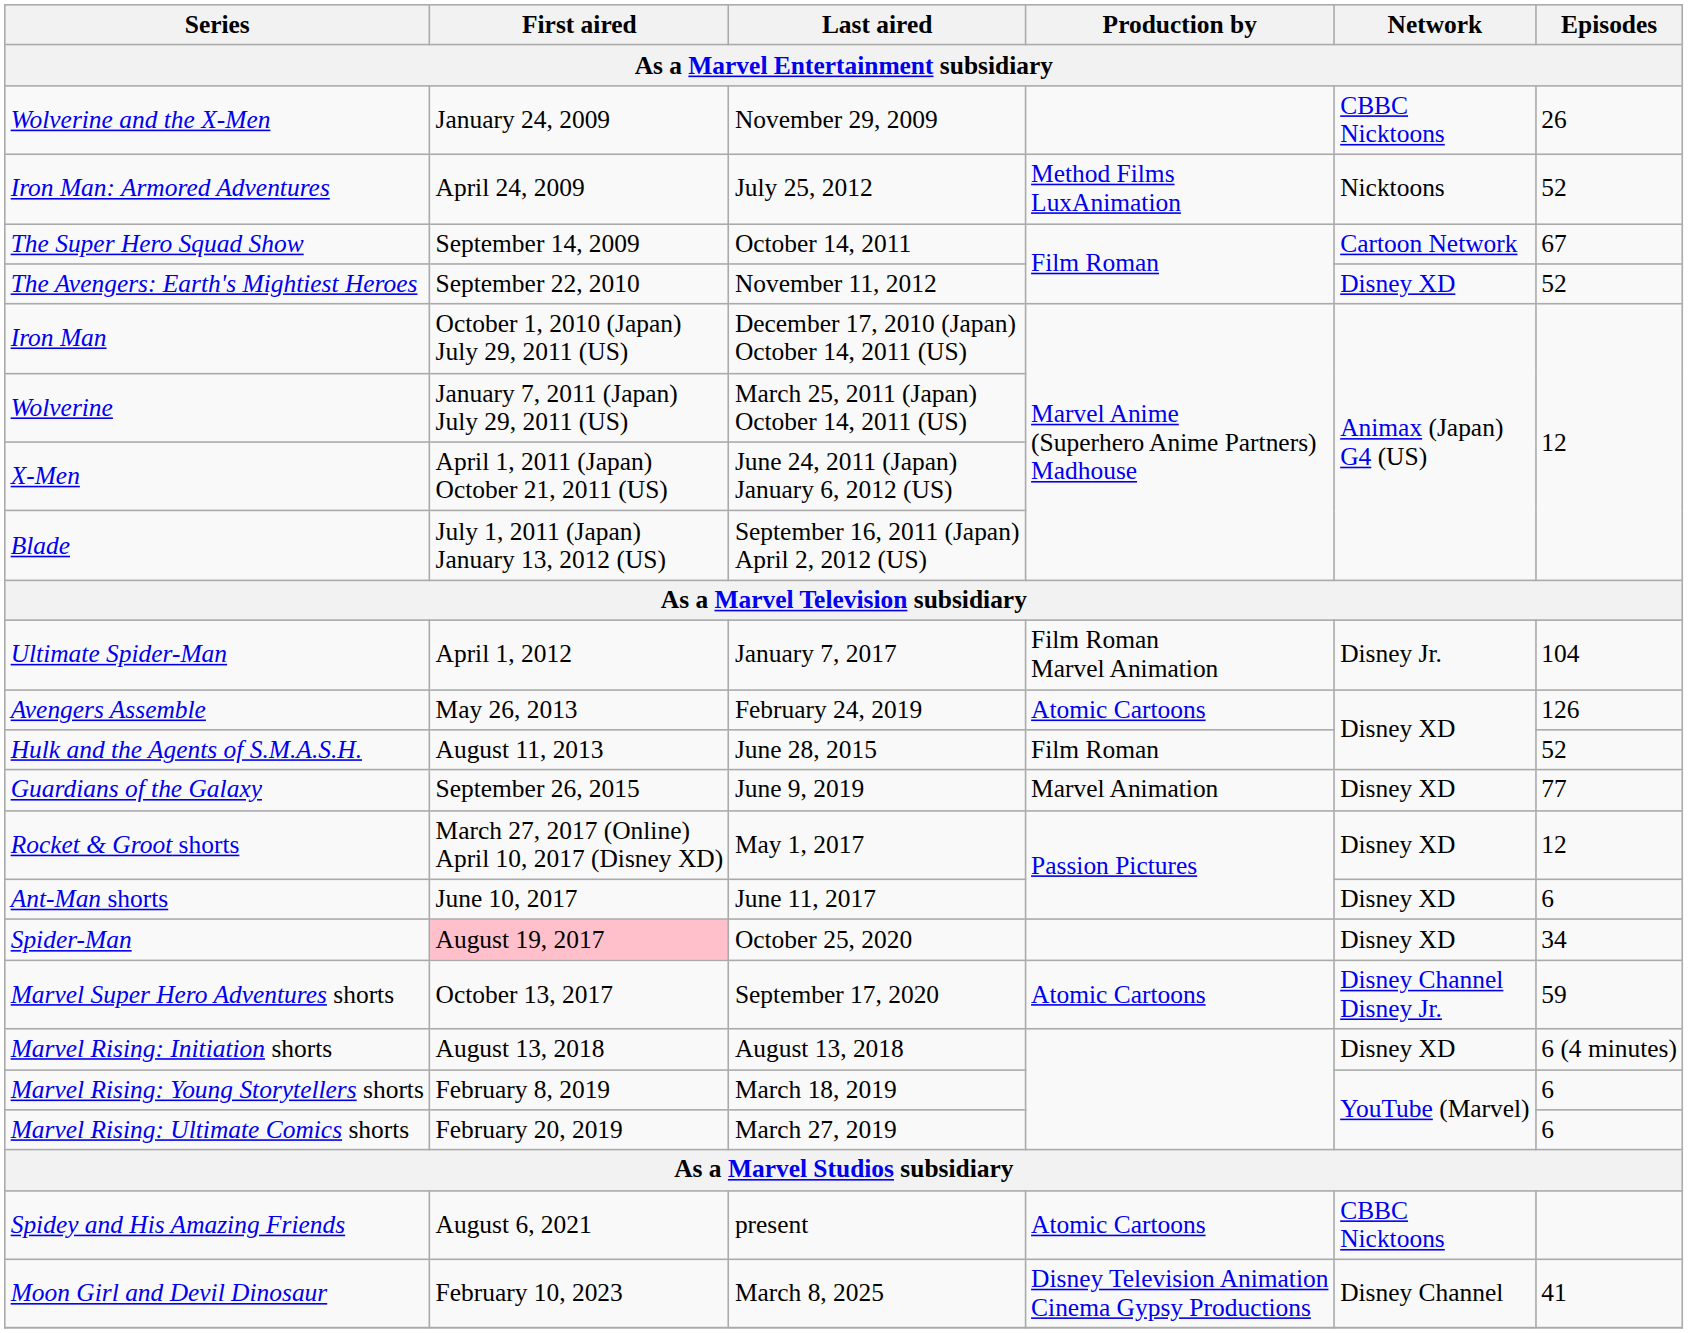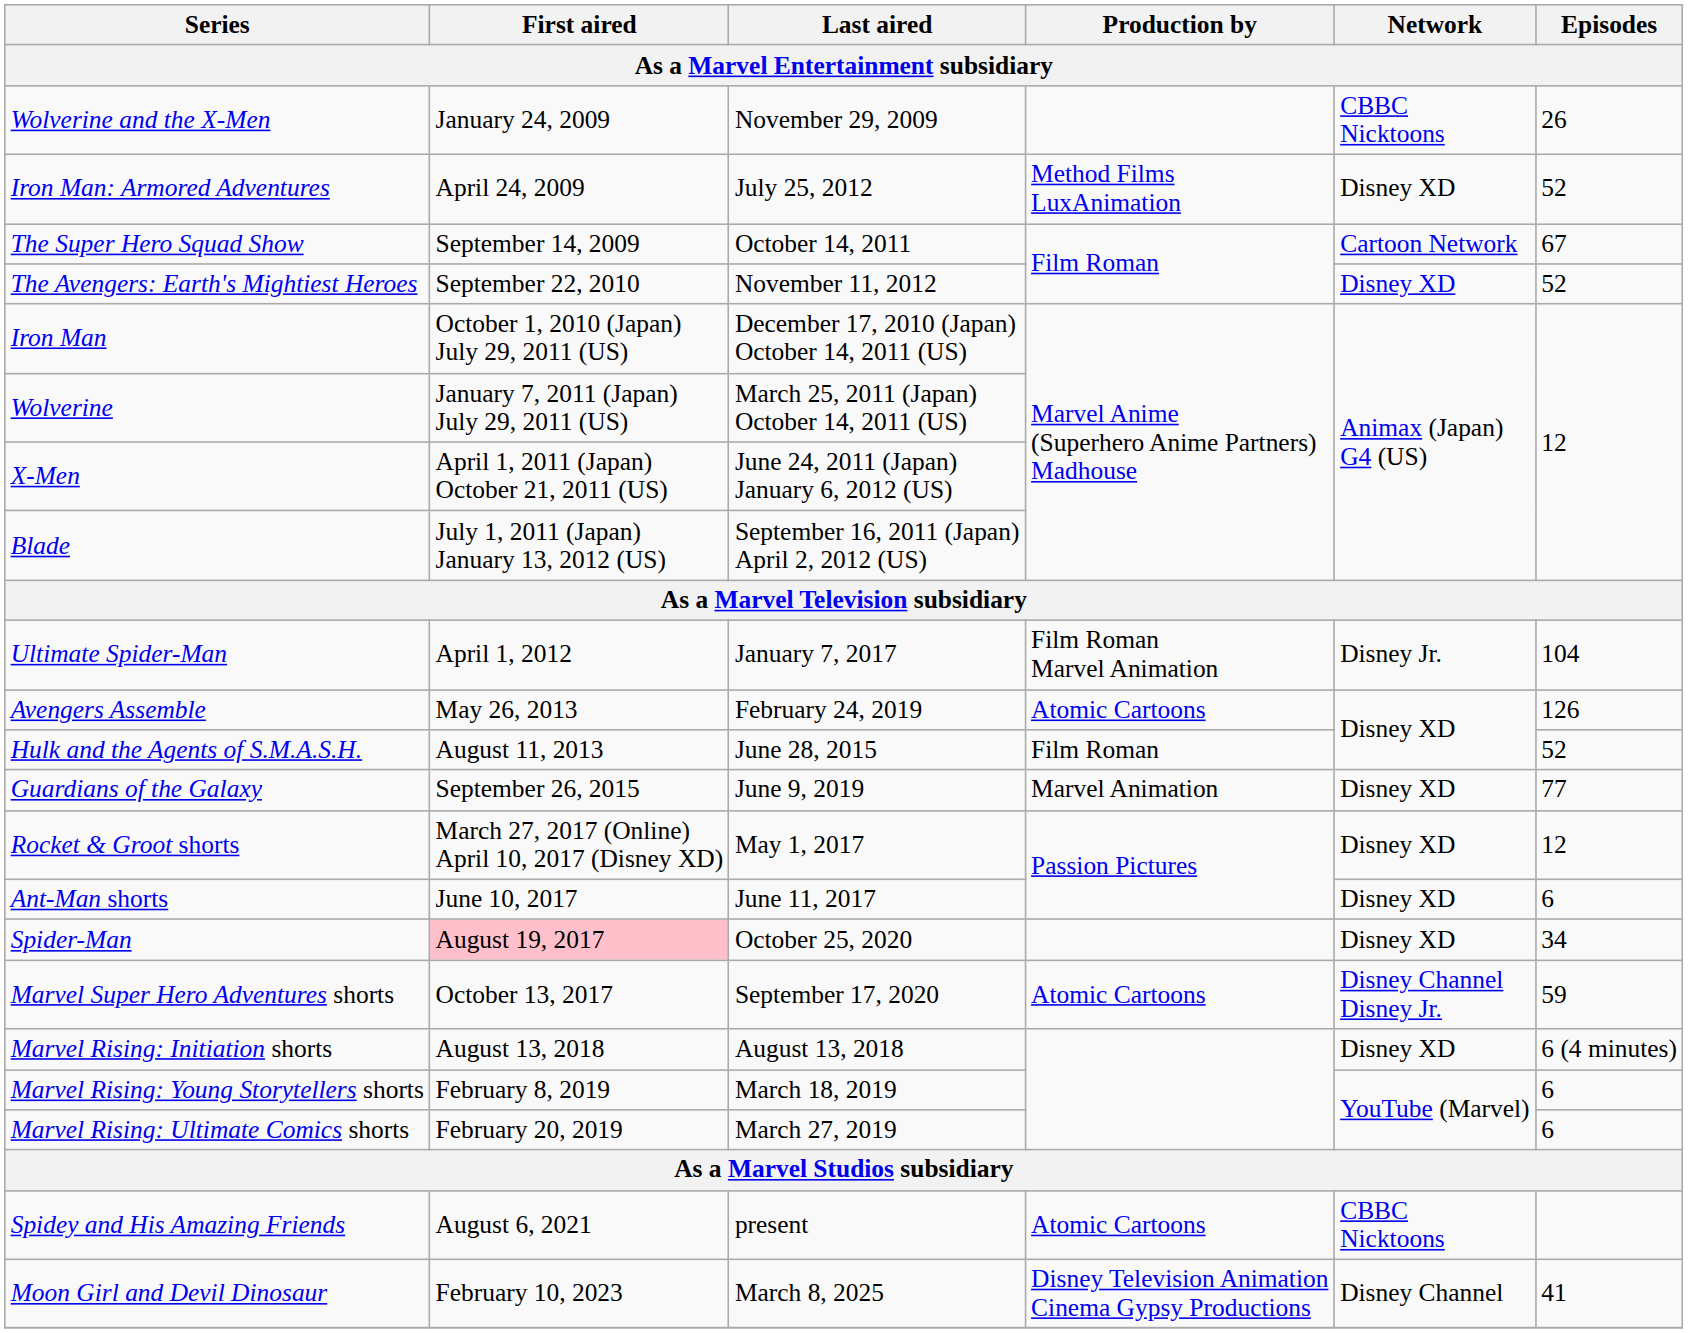(1392, 188) Nicktoons -> (1398, 188) Disney XD
